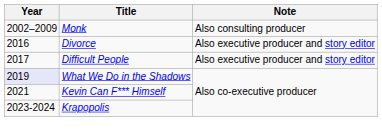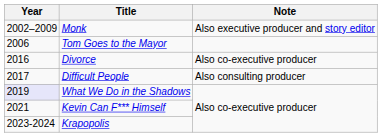(250, 28) Also consulting producer -> (285, 28) Also executive producer and story editor
+ row: (114, 44)
(285, 44) Also executive producer and story editor -> (256, 60) Also co-executive producer
(285, 60) Also executive producer and story editor -> (250, 76) Also consulting producer
